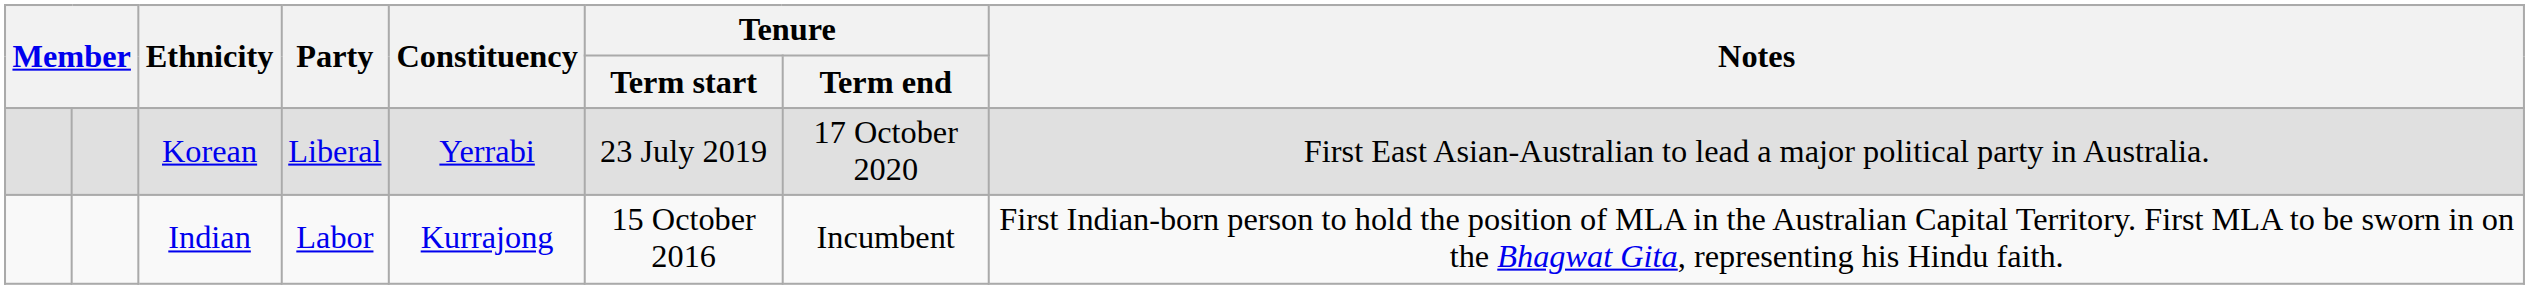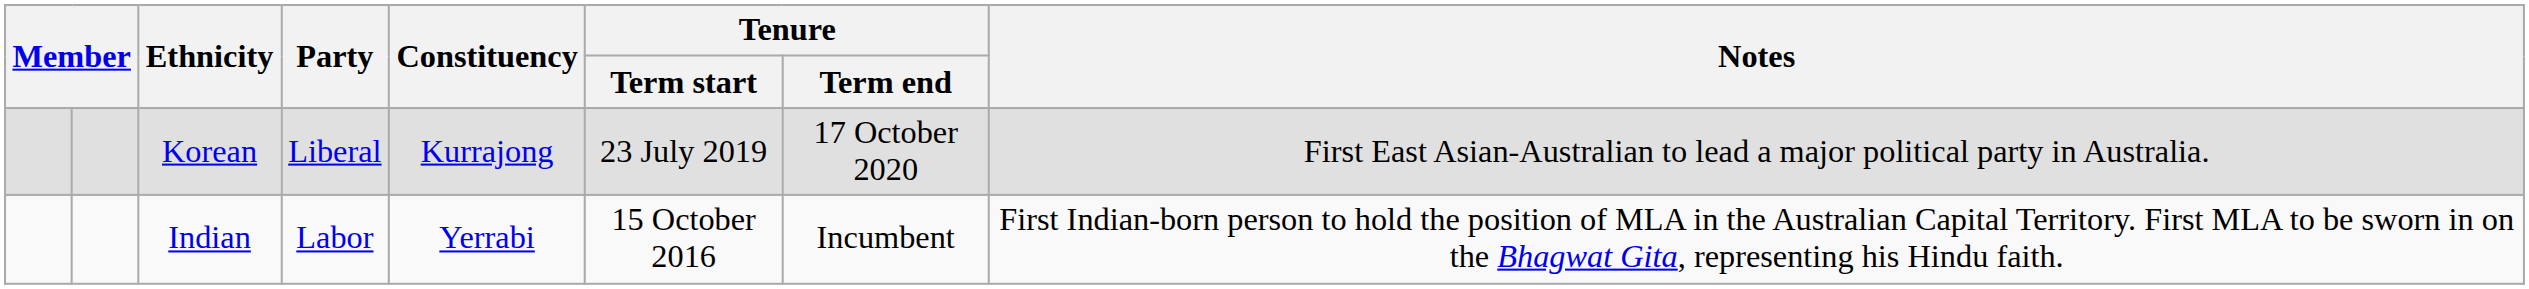(487, 150) Yerrabi -> (487, 150) Kurrajong
(487, 238) Kurrajong -> (487, 238) Yerrabi
